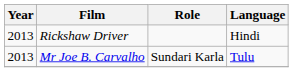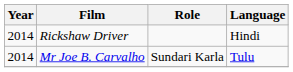(21, 35) 2013 -> (21, 35) 2014
(21, 56) 2013 -> (21, 56) 2014
